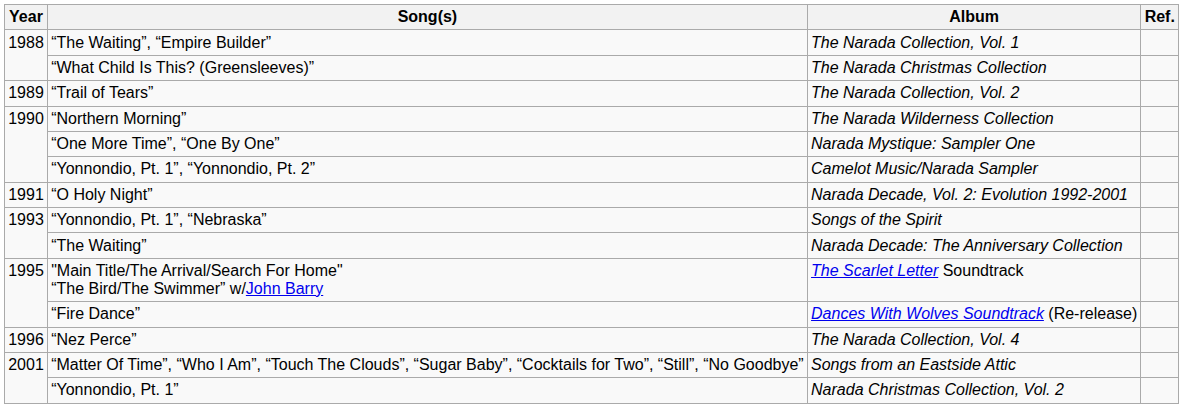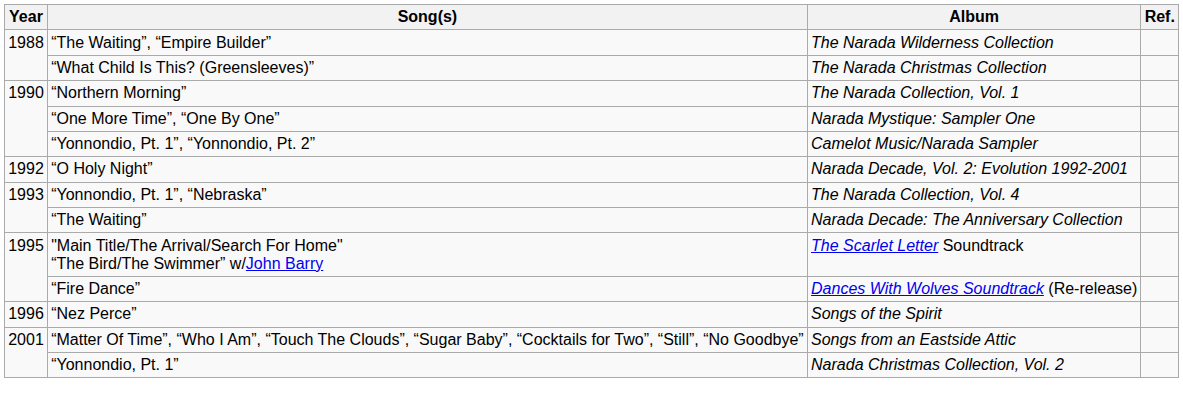(915, 42) The Narada Collection, Vol. 1 -> (932, 42) The Narada Wilderness Collection
- row: (102, 93)
(932, 118) The Narada Wilderness Collection -> (915, 93) The Narada Collection, Vol. 1
(26, 194) 1991 -> (26, 169) 1992
(876, 220) Songs of the Spirit -> (915, 194) The Narada Collection, Vol. 4
(915, 339) The Narada Collection, Vol. 4 -> (876, 314) Songs of the Spirit
